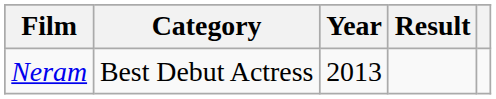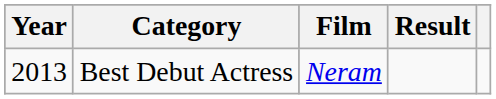columns swapped: (354, 26) <-> (49, 26)
